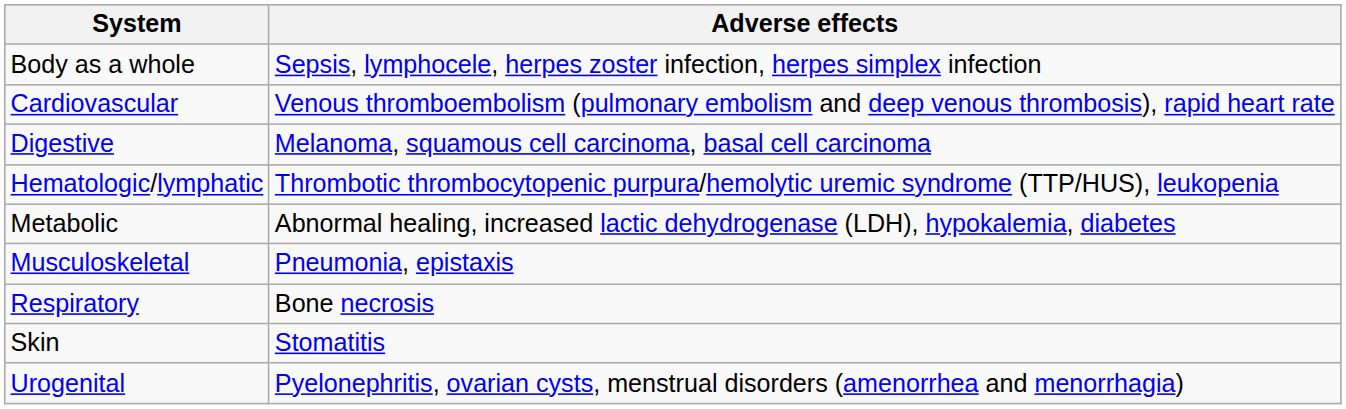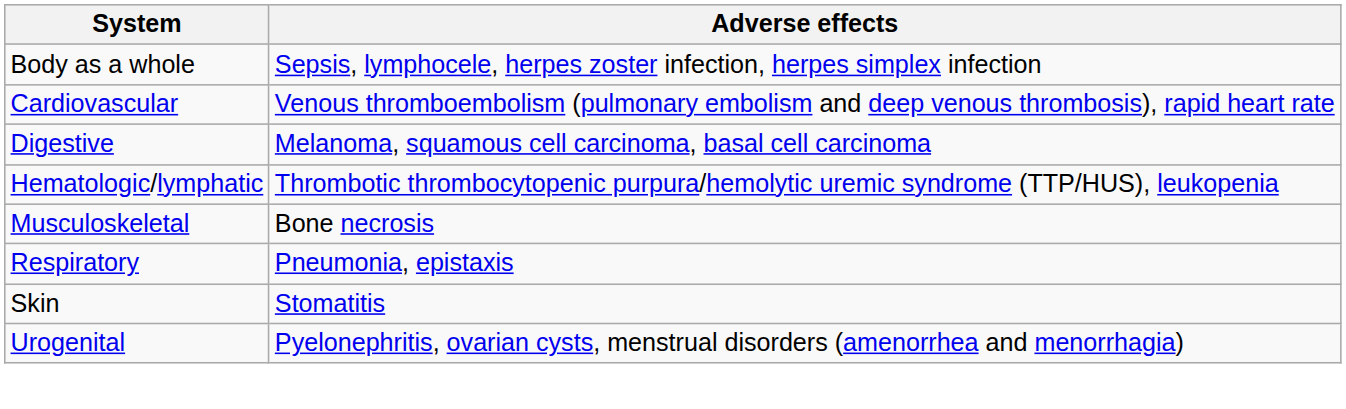- row: (64, 223)
(394, 263) Pneumonia, epistaxis -> (354, 223) Bone necrosis
(354, 303) Bone necrosis -> (394, 263) Pneumonia, epistaxis
